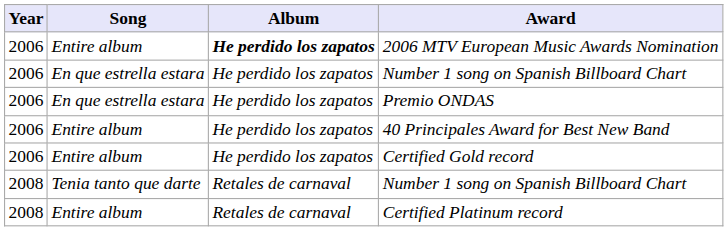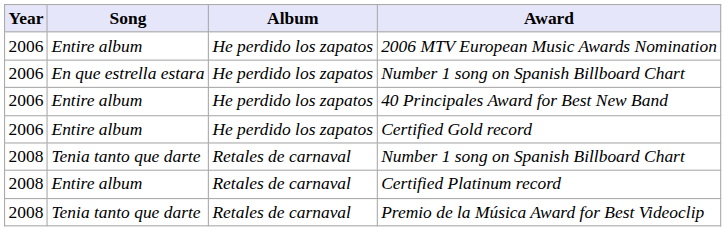(294, 45) bold -> (293, 45) normal
- row: (128, 101)
+ row: (126, 211)
